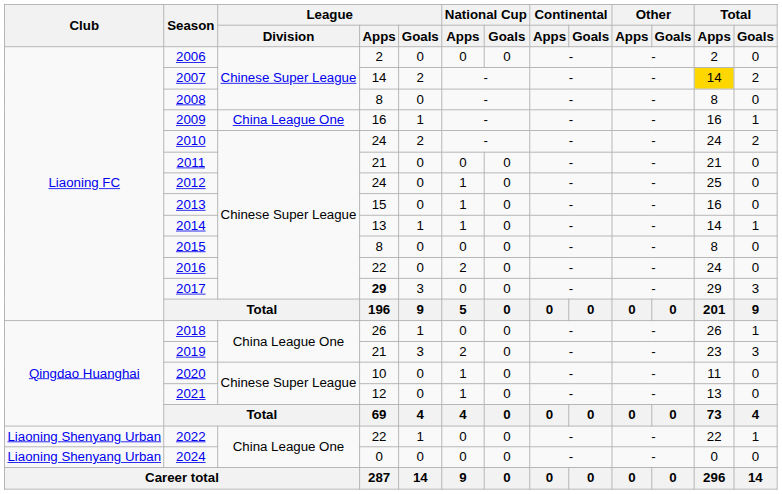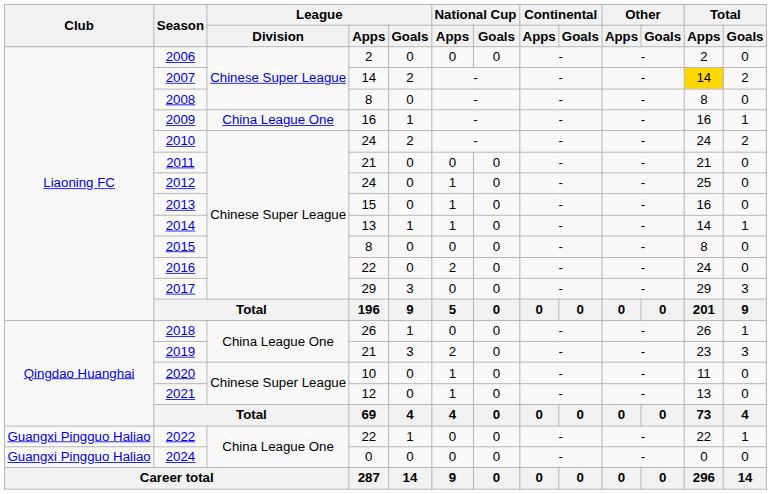(379, 288) bold -> (369, 288) normal
(84, 436) Liaoning Shenyang Urban -> (79, 436) Guangxi Pingguo Haliao
(84, 457) Liaoning Shenyang Urban -> (79, 457) Guangxi Pingguo Haliao
